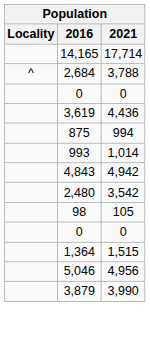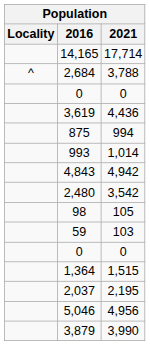+ row: (79, 232)
+ row: (79, 291)
